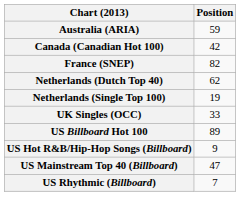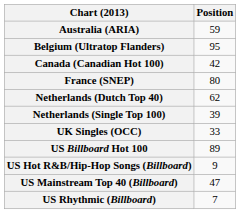+ row: (99, 47)
(215, 64) 82 -> (215, 81) 80
(215, 98) 19 -> (215, 115) 39
